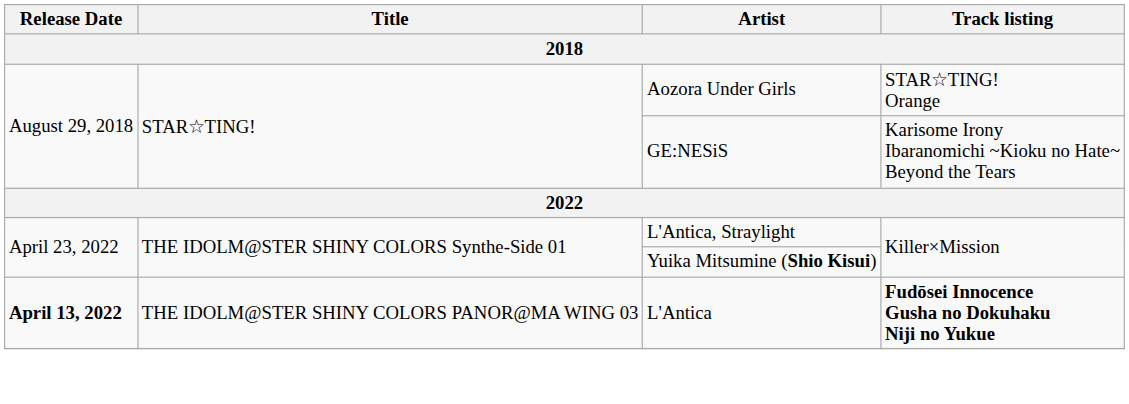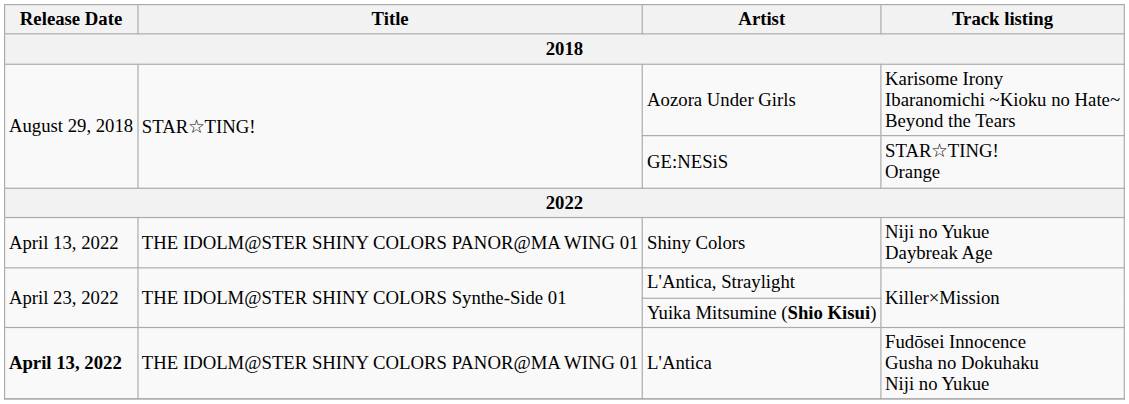(942, 90) STAR☆TING! Orange -> (1003, 99) Karisome Irony Ibaranomichi ~Kioku no Hate~ Beyond the Tears
(1003, 151) Karisome Irony Ibaranomichi ~Kioku no Hate~ Beyond the Tears -> (942, 162) STAR☆TING! Orange
+ row: (696, 242)
(390, 312) THE IDOLM@STER SHINY COLORS PANOR@MA WING 03 -> (390, 363) THE IDOLM@STER SHINY COLORS PANOR@MA WING 01
(968, 312) bold -> (962, 363) normal
